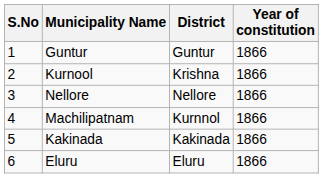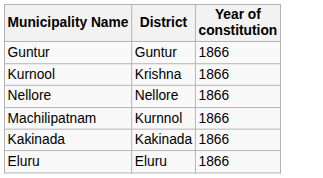- column: (23, 23)
